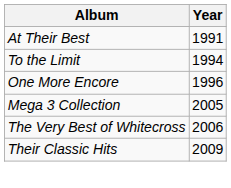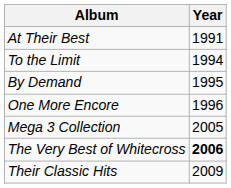+ row: (44, 82)
(208, 127) normal -> (208, 149) bold
